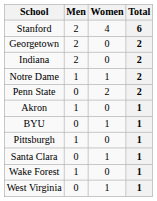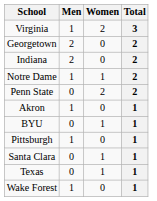- row: (34, 28)
+ row: (32, 28)
+ row: (32, 172)
- row: (34, 188)
